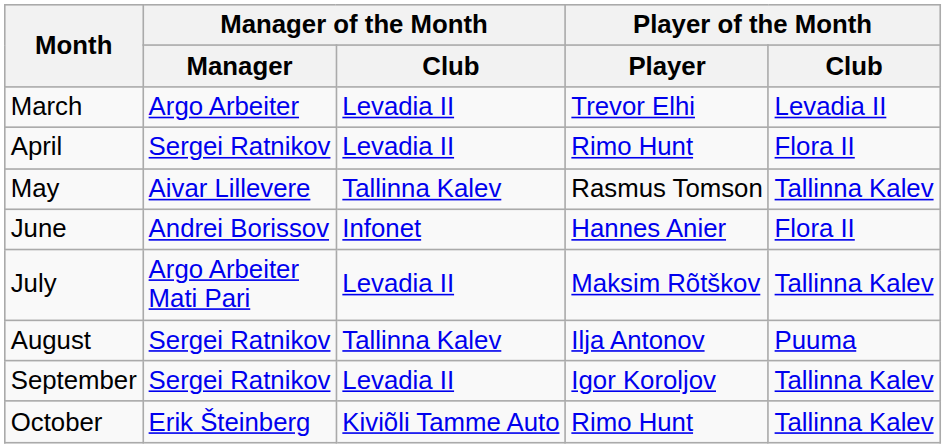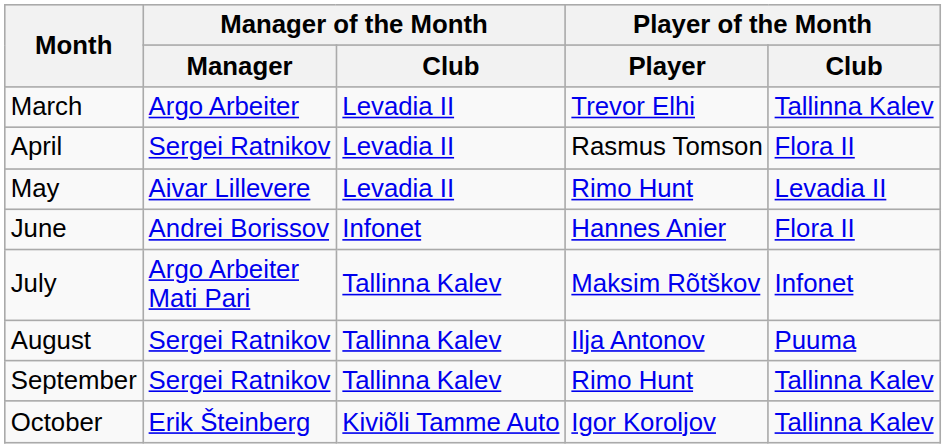(830, 106) Levadia II -> (854, 106) Tallinna Kalev
(632, 147) Rimo Hunt -> (667, 147) Rasmus Tomson
(422, 188) Tallinna Kalev -> (398, 188) Levadia II
(667, 188) Rasmus Tomson -> (632, 188) Rimo Hunt
(854, 188) Tallinna Kalev -> (830, 188) Levadia II
(398, 284) Levadia II -> (422, 284) Tallinna Kalev
(854, 284) Tallinna Kalev -> (814, 284) Infonet
(398, 380) Levadia II -> (422, 380) Tallinna Kalev
(644, 380) Igor Koroljov -> (632, 380) Rimo Hunt
(632, 421) Rimo Hunt -> (644, 421) Igor Koroljov
